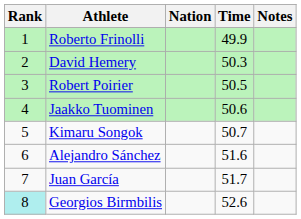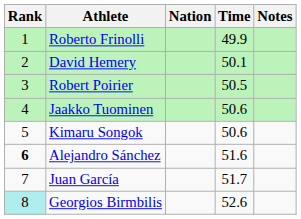(234, 62) 50.3 -> (234, 62) 50.1
(234, 132) 50.7 -> (234, 132) 50.6
(25, 156) normal -> (25, 156) bold
